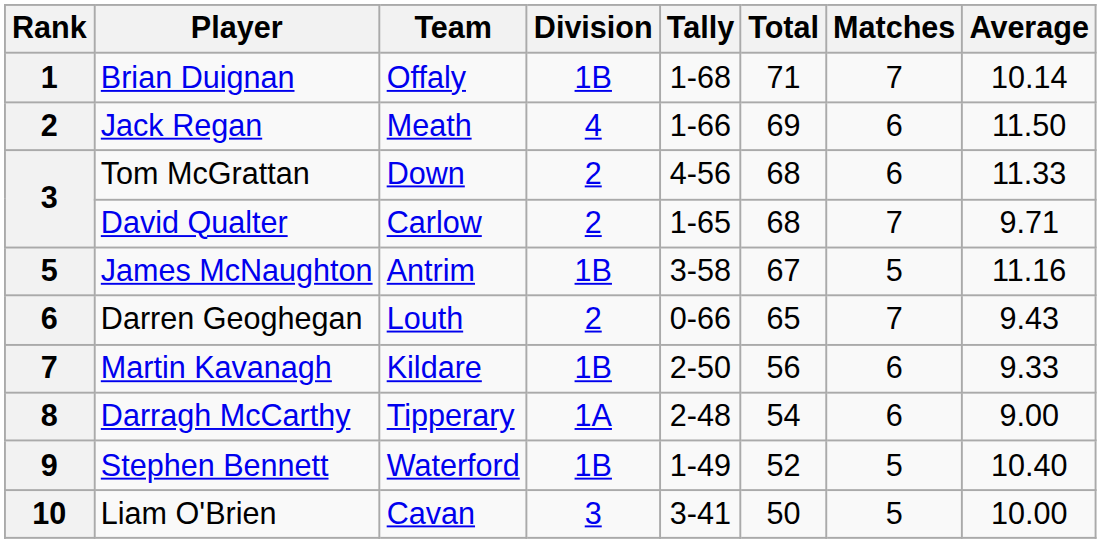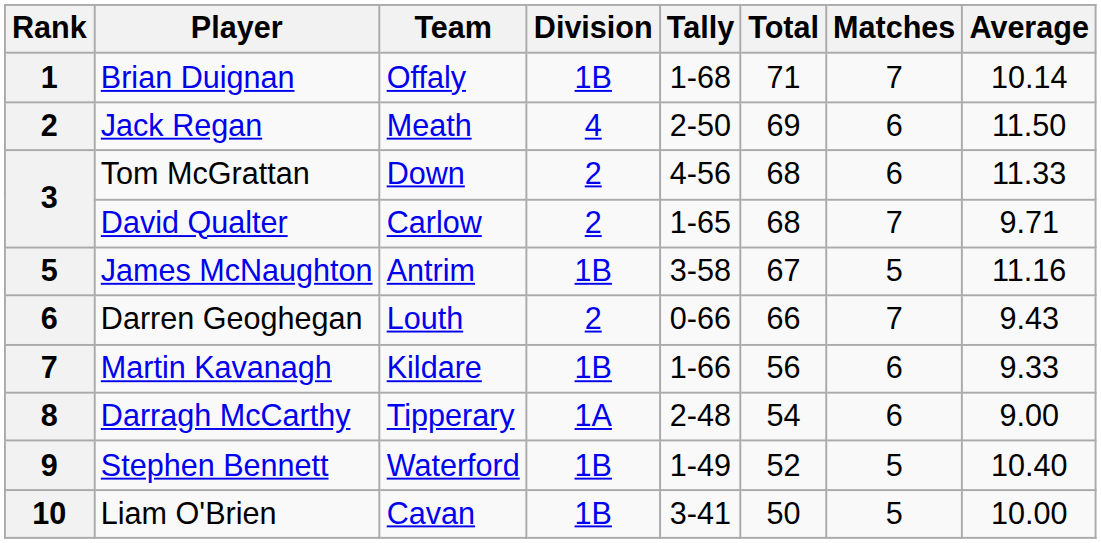(700, 125) 1-66 -> (700, 125) 2-50
(784, 319) 65 -> (784, 319) 66
(700, 367) 2-50 -> (700, 367) 1-66
(593, 513) 3 -> (593, 513) 1B
